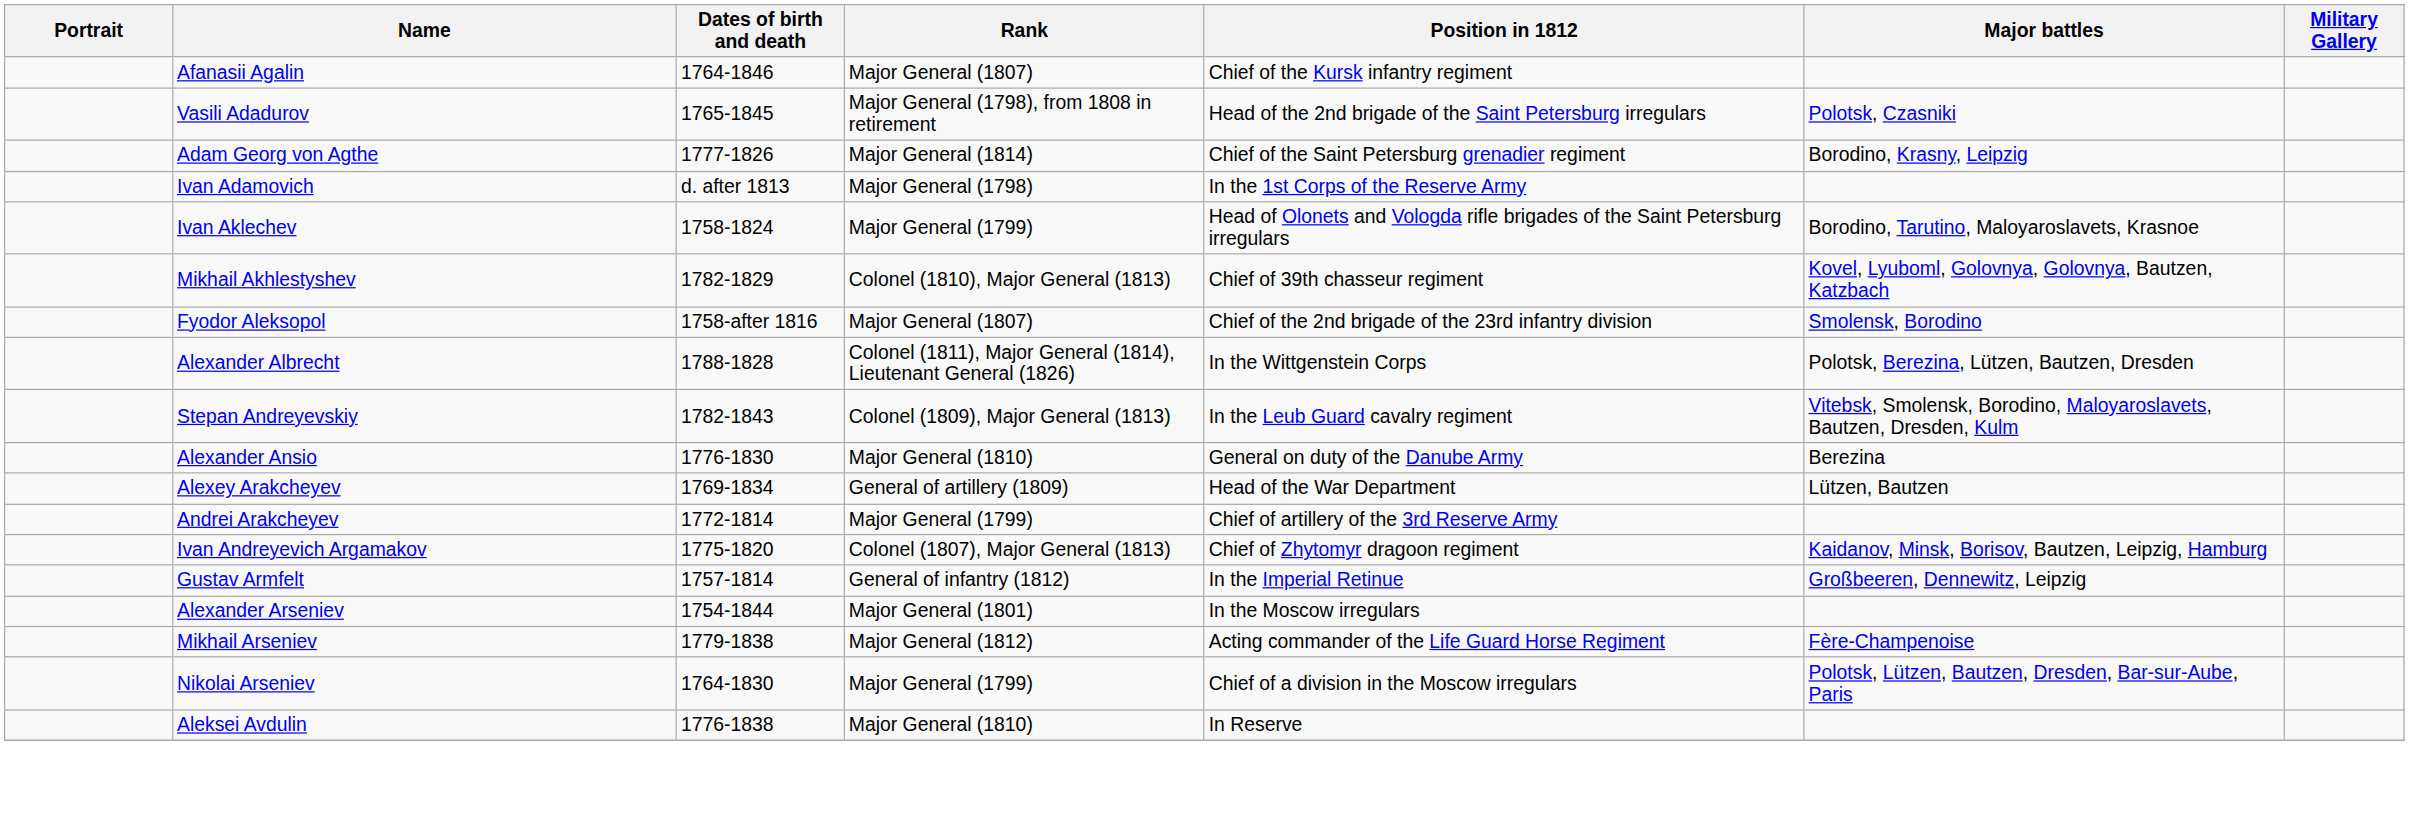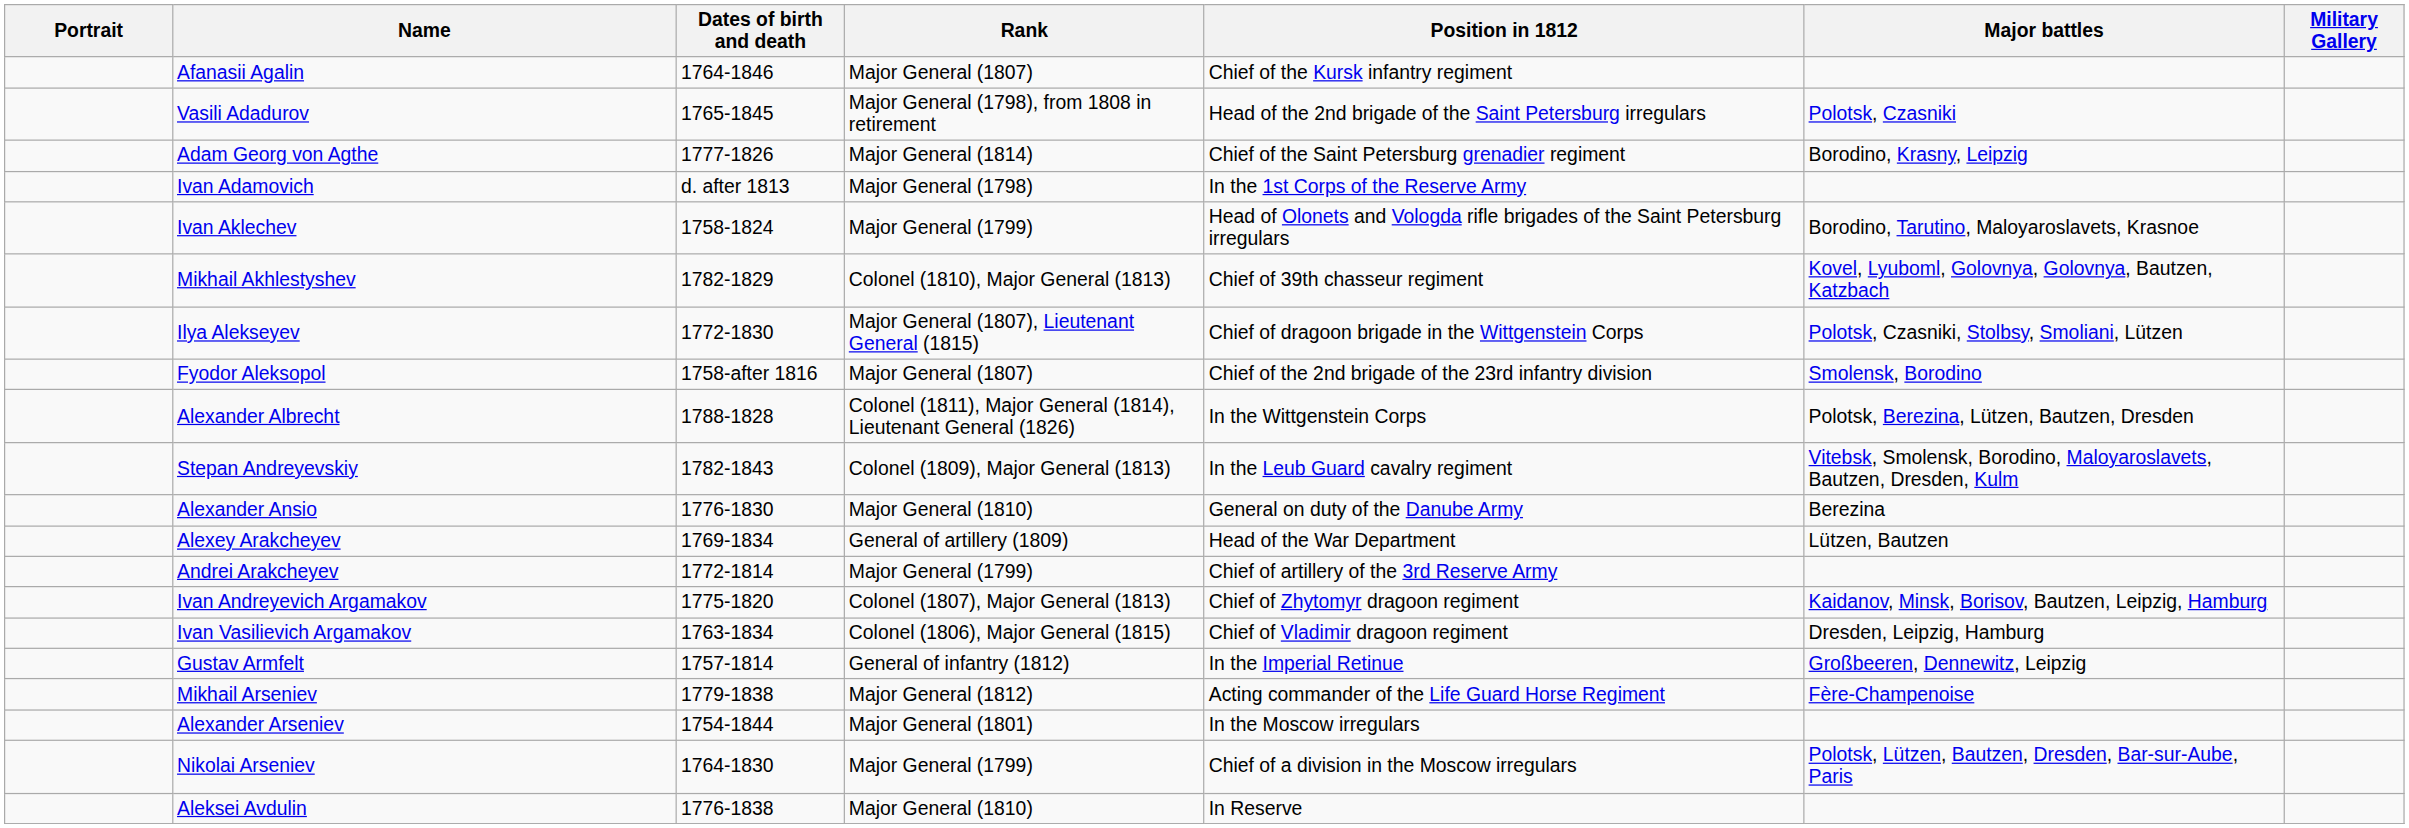+ row: (238, 332)
+ row: (294, 632)
rows swapped: (260, 611) <-> (247, 641)
